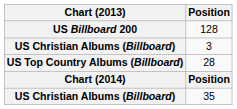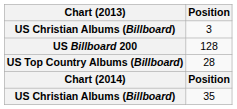rows swapped: (209, 29) <-> (209, 46)
